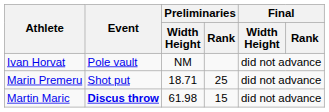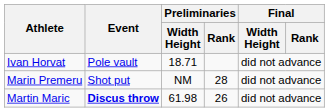(183, 62) NM -> (183, 62) 18.71
(183, 80) 18.71 -> (183, 80) NM
(221, 80) 25 -> (221, 80) 28
(221, 98) 15 -> (221, 98) 26
